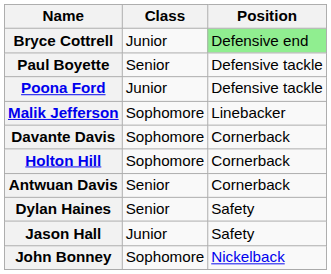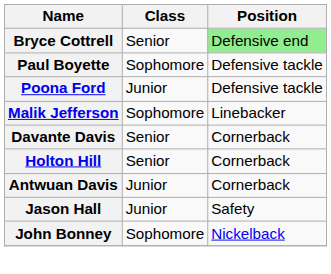(146, 40) Junior -> (148, 40) Senior
(148, 64) Senior -> (165, 64) Sophomore
(165, 137) Sophomore -> (148, 137) Senior
(165, 161) Sophomore -> (148, 161) Senior
(148, 185) Senior -> (146, 185) Junior
- row: (63, 209)
